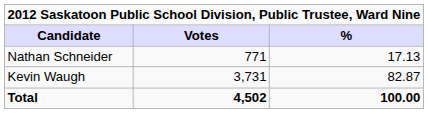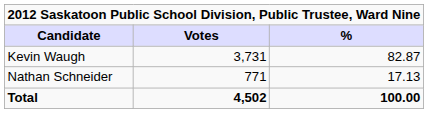rows swapped: (46, 77) <-> (60, 56)
